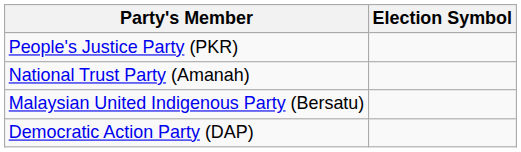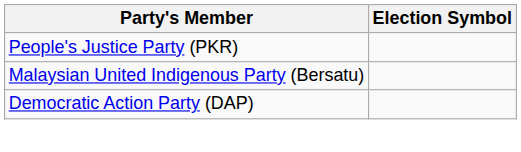- row: (129, 75)
